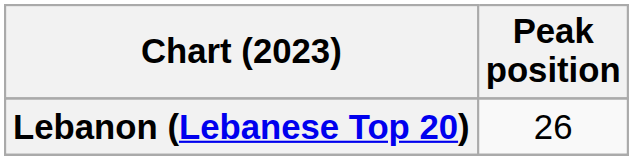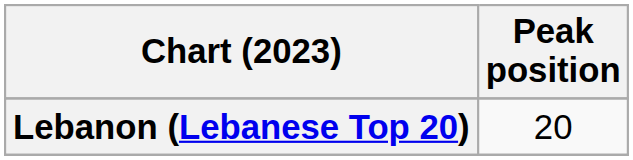(553, 126) 26 -> (553, 126) 20
